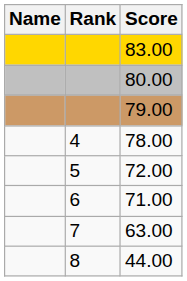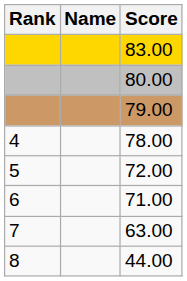columns swapped: (93, 19) <-> (35, 19)
